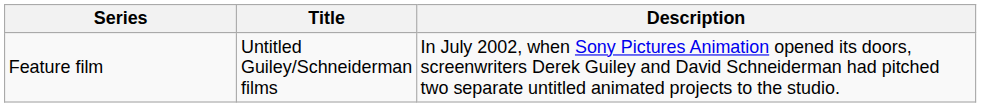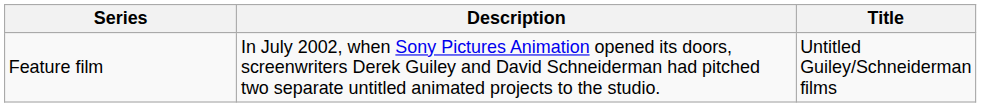columns swapped: (327, 18) <-> (696, 18)
